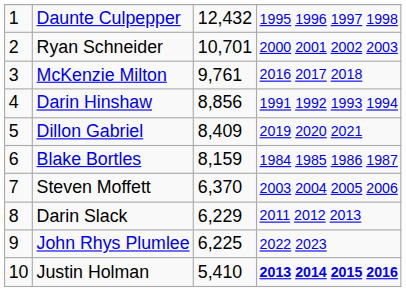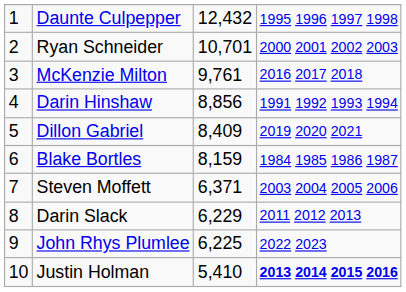(220, 187) 6,370 -> (220, 187) 6,371
